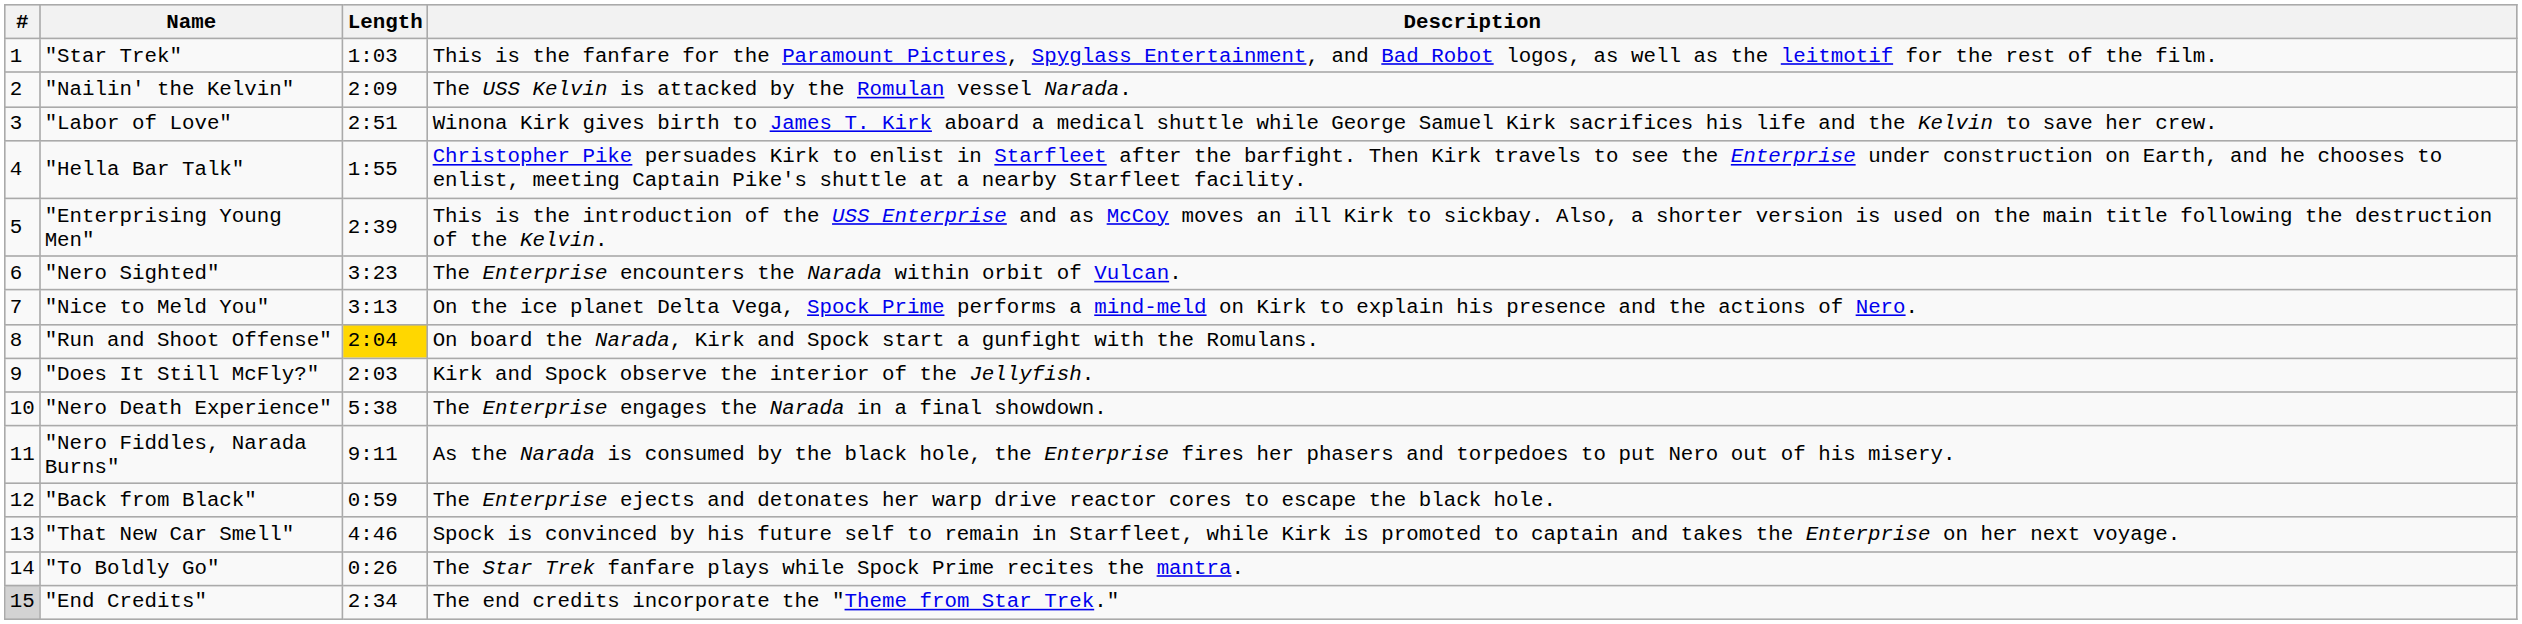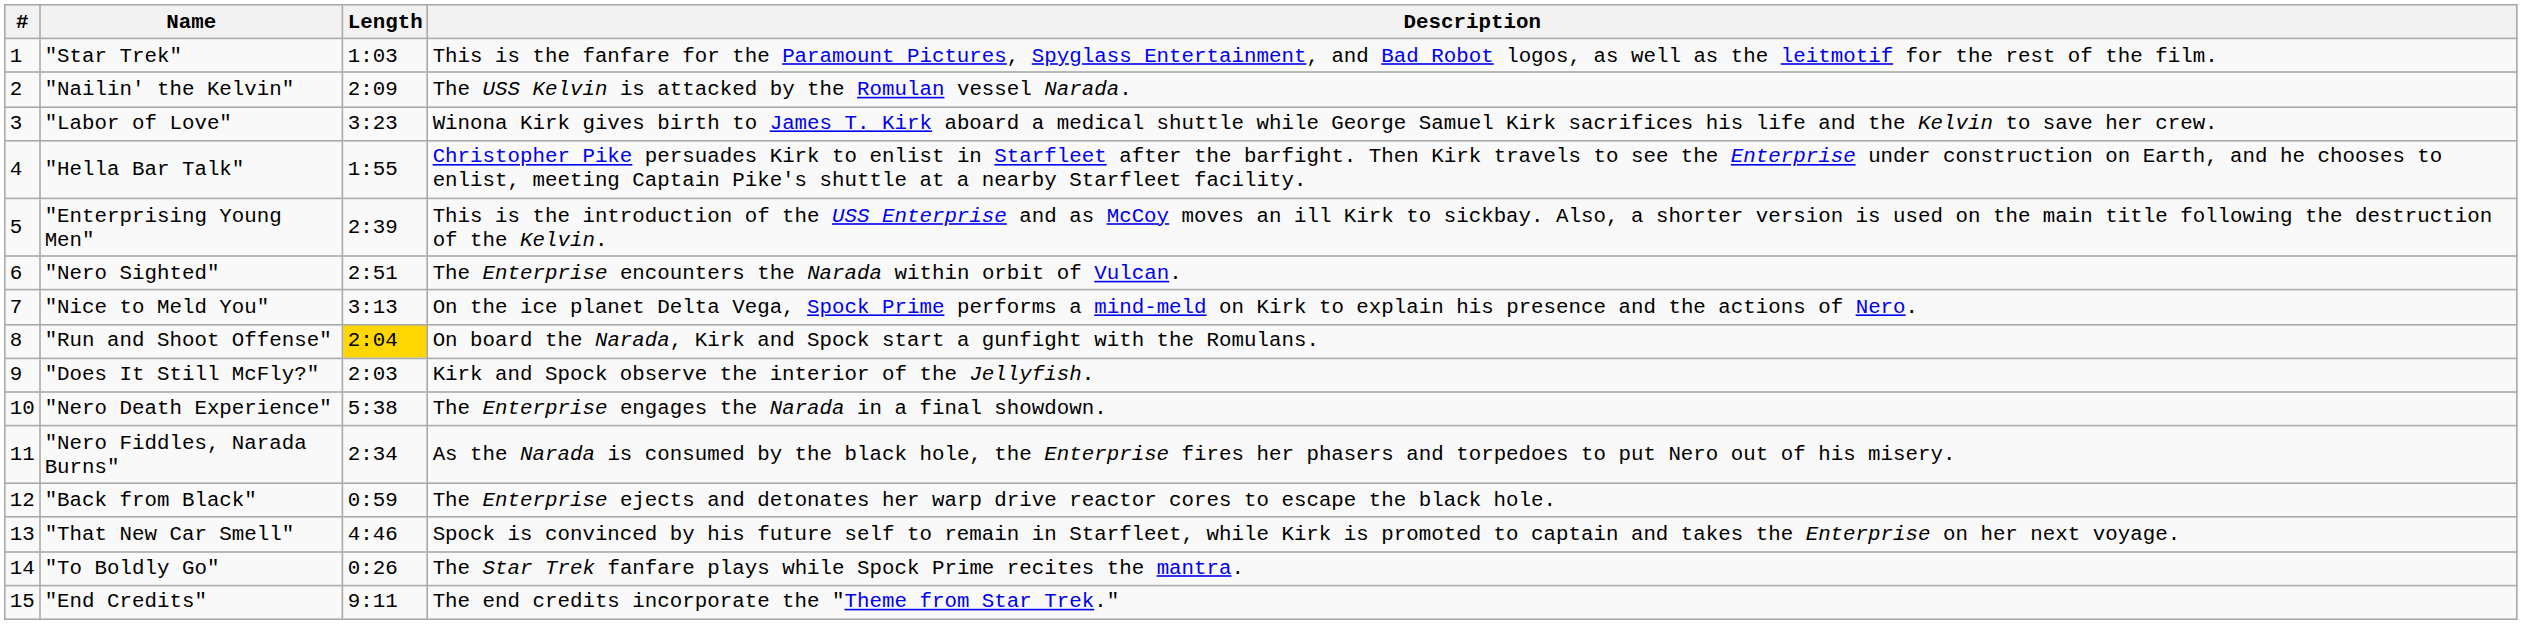(373, 123) 2:51 -> (373, 123) 3:23
(373, 273) 3:23 -> (373, 273) 2:51
(373, 455) 9:11 -> (373, 455) 2:34
(22, 602) lightgrey background -> (22, 602) no background
(373, 602) 2:34 -> (373, 602) 9:11
